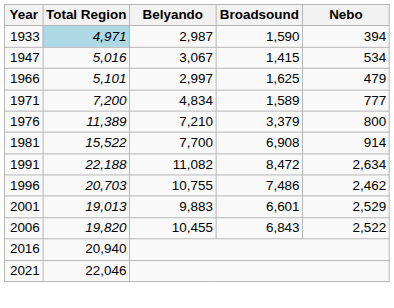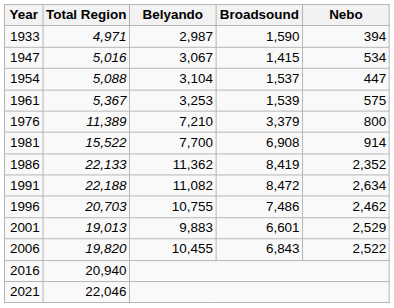(110, 36) lightblue background -> (110, 36) no background
+ row: (25, 79)
+ row: (25, 100)
- row: (25, 79)
- row: (25, 100)
+ row: (25, 164)
